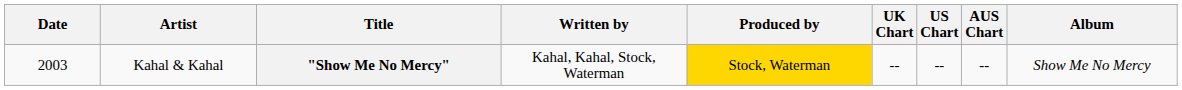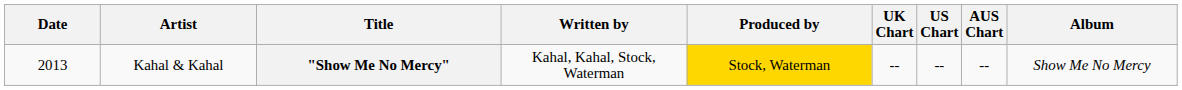(53, 65) 2003 -> (53, 65) 2013
